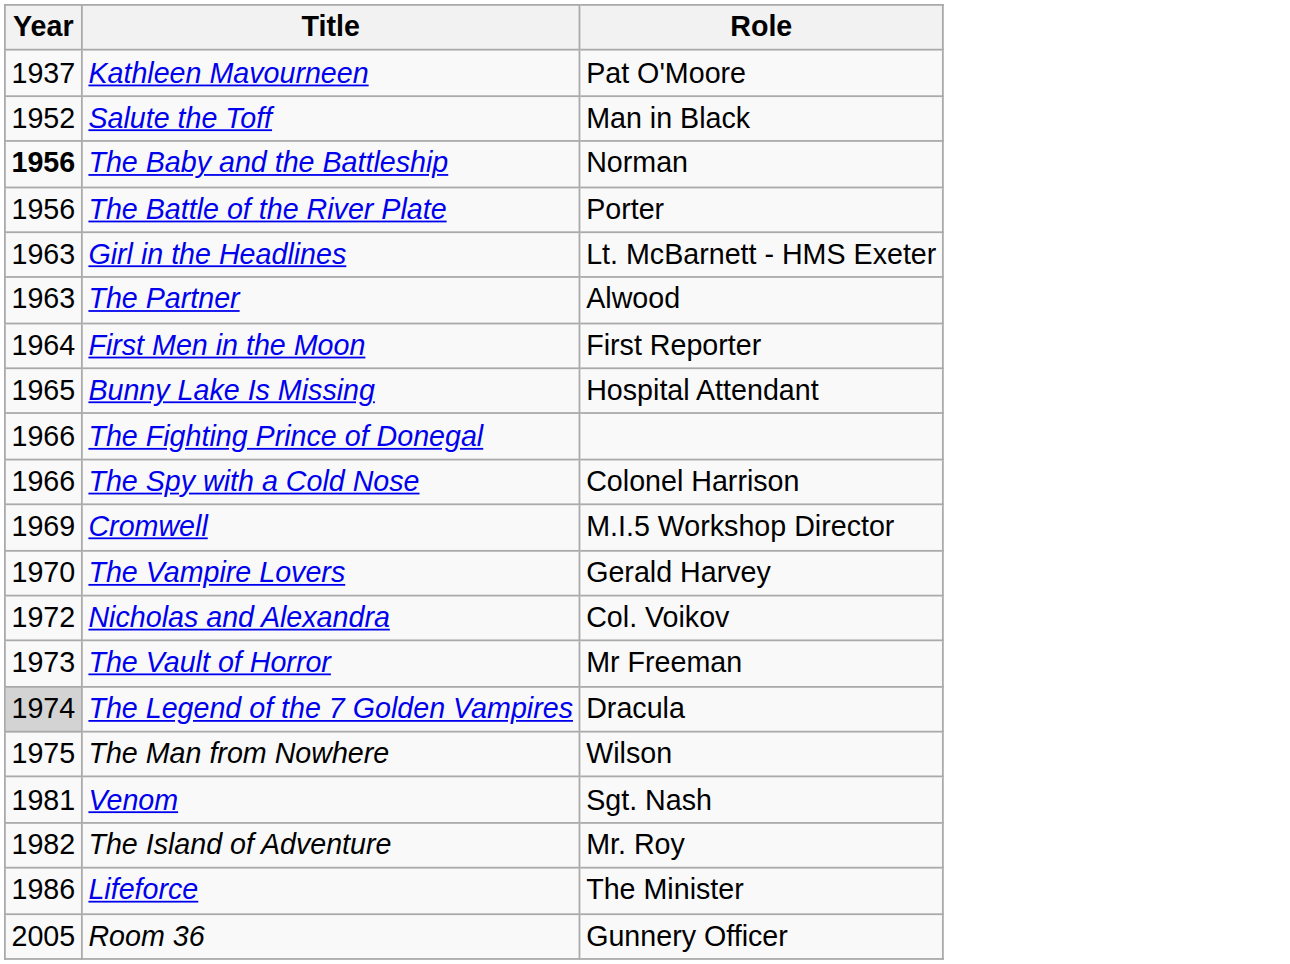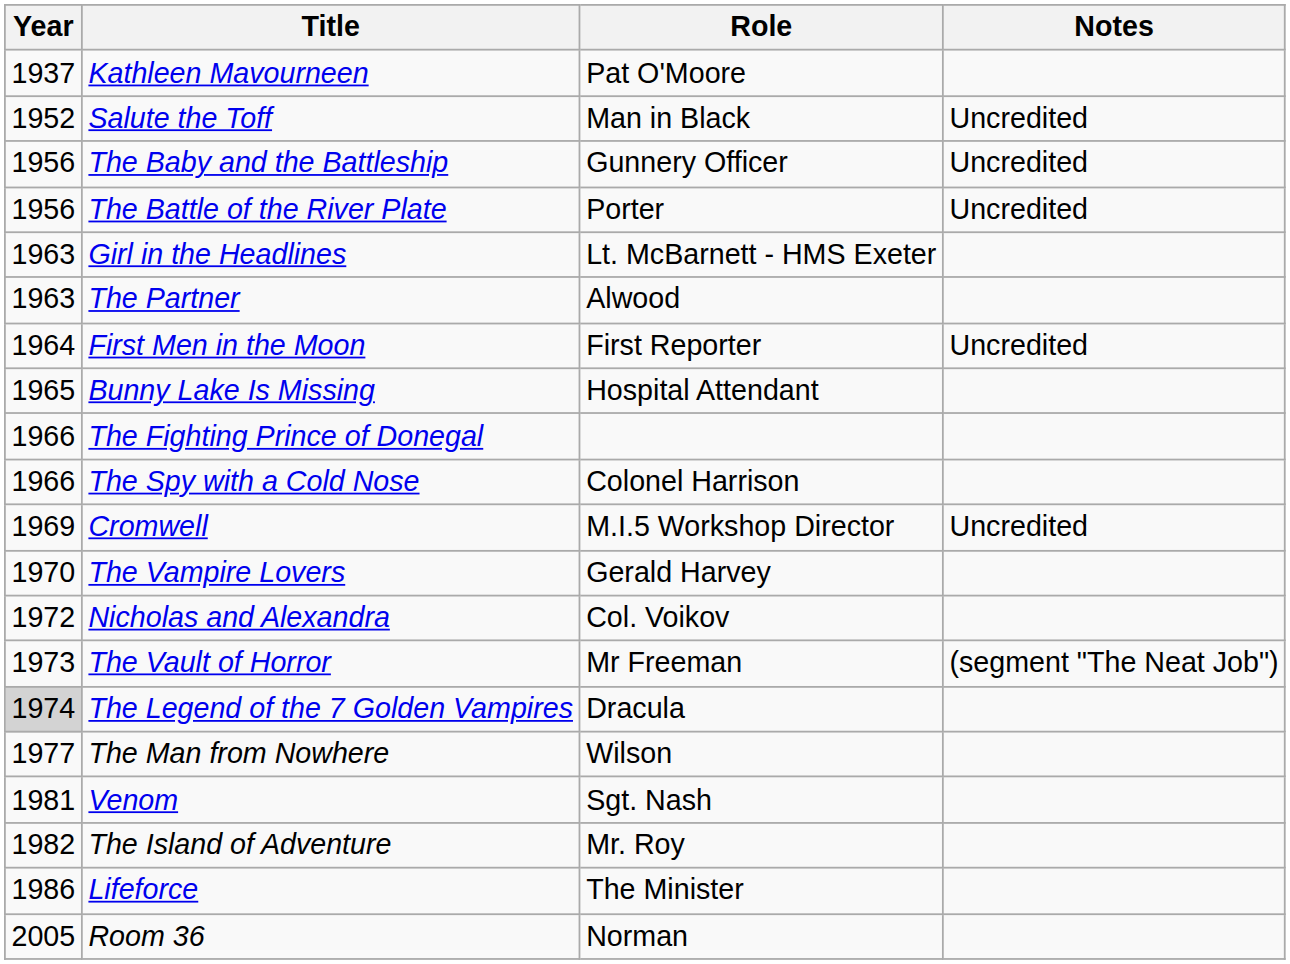+ column: (1114, 27)
(43, 163) bold -> (43, 163) normal
(637, 163) Norman -> (687, 163) Gunnery Officer
(43, 753) 1975 -> (43, 753) 1977
(687, 935) Gunnery Officer -> (637, 935) Norman
